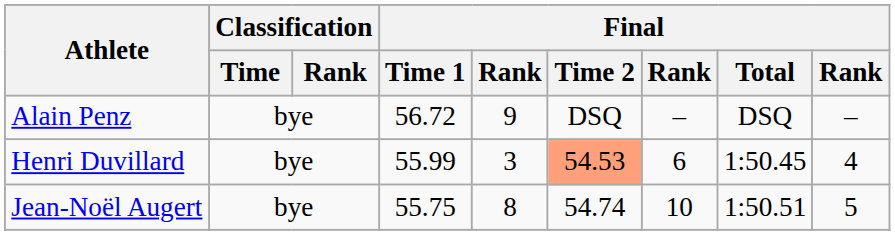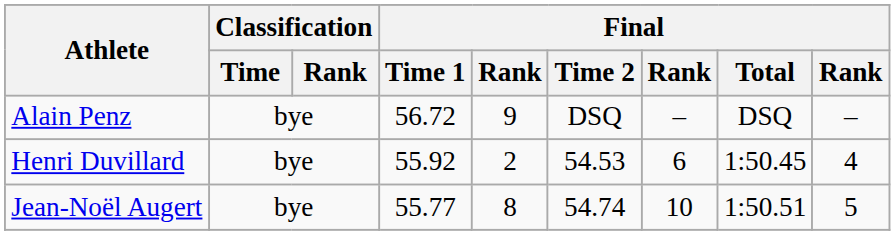(425, 161) 55.99 -> (425, 161) 55.92
(510, 161) 3 -> (510, 161) 2
(595, 161) lightsalmon background -> (595, 161) no background
(425, 206) 55.75 -> (425, 206) 55.77
